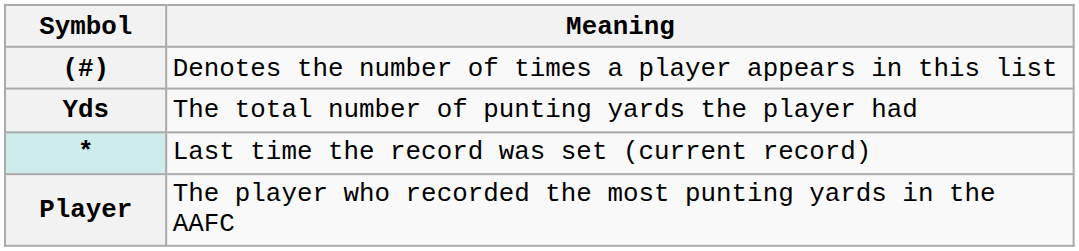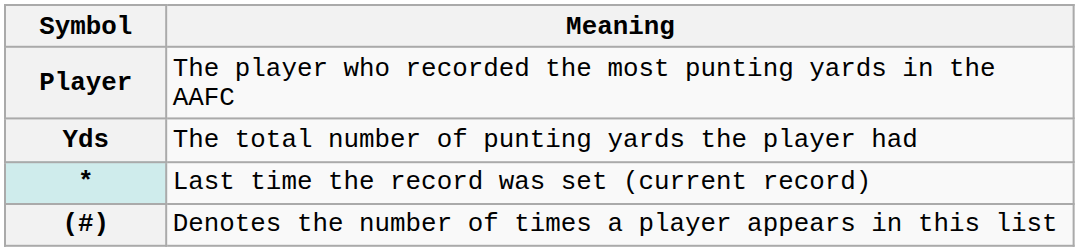rows swapped: (86, 210) <-> (86, 68)
